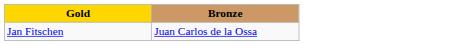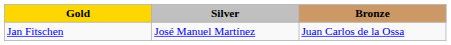+ column: (225, 13)
